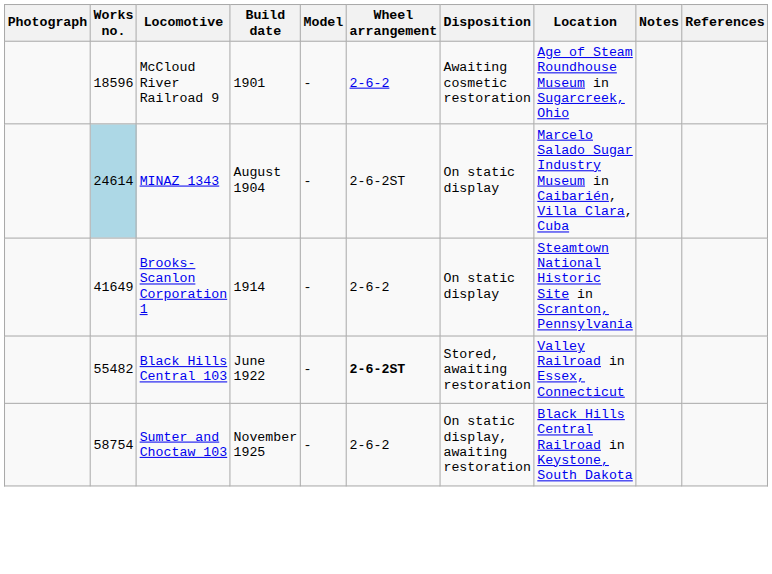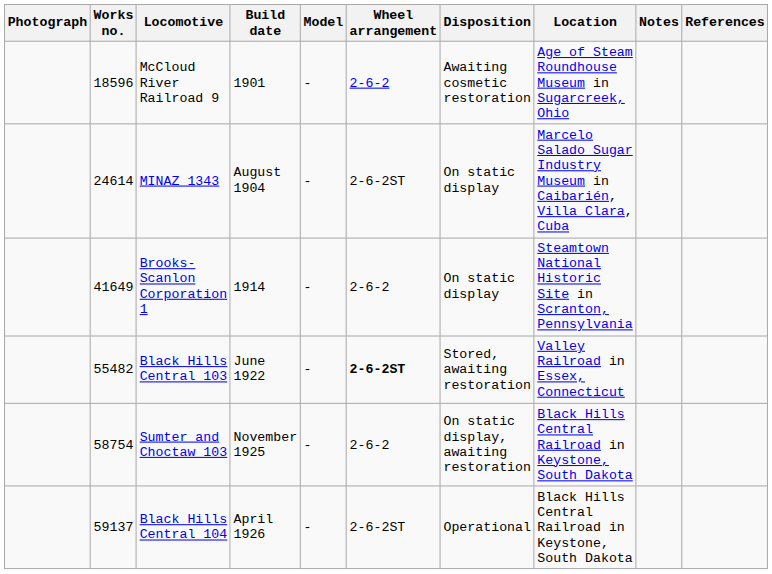(113, 181) lightblue background -> (113, 181) no background
+ row: (183, 527)
